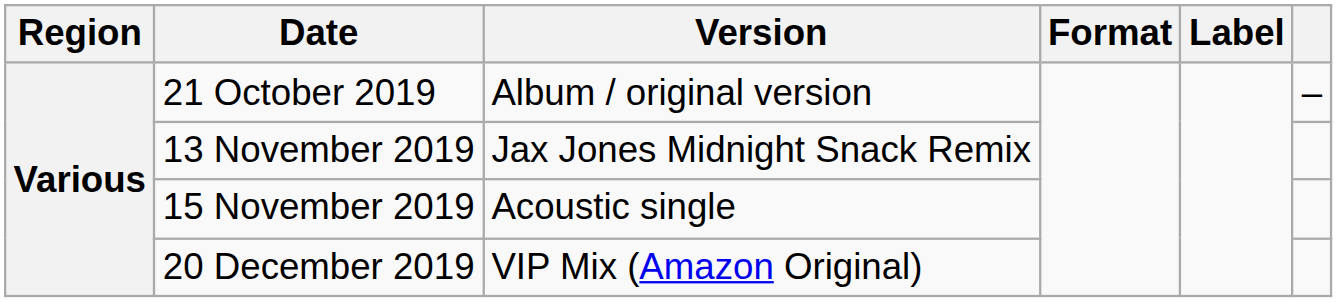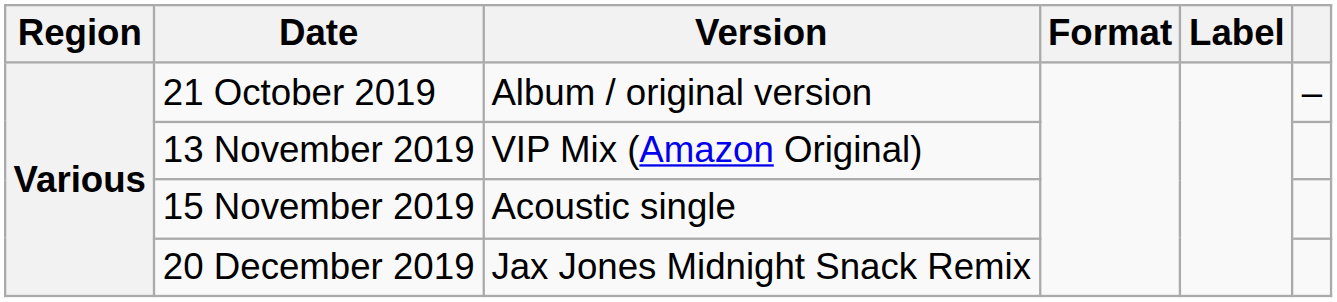(761, 149) Jax Jones Midnight Snack Remix -> (707, 149) VIP Mix (Amazon Original)
(707, 265) VIP Mix (Amazon Original) -> (761, 265) Jax Jones Midnight Snack Remix
